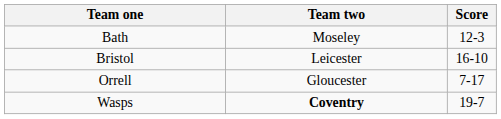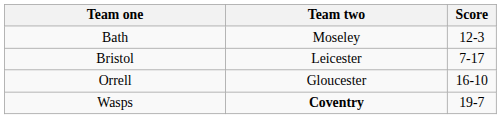(472, 59) 16-10 -> (472, 59) 7-17
(472, 80) 7-17 -> (472, 80) 16-10
